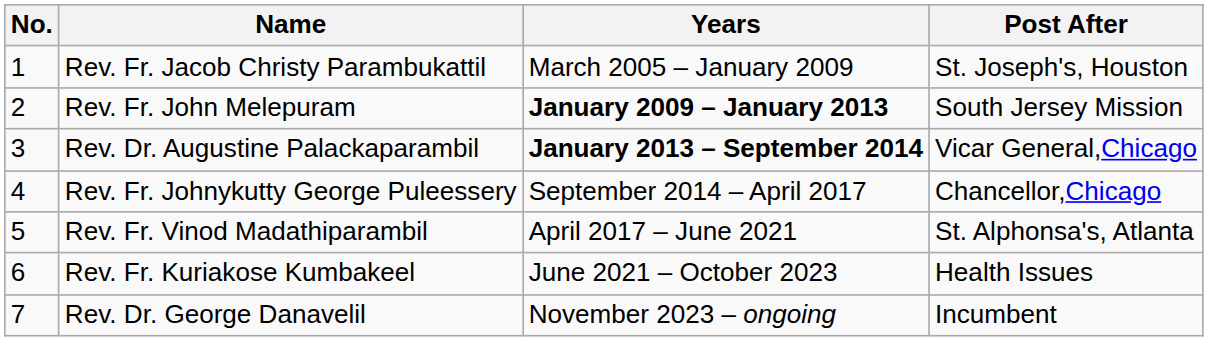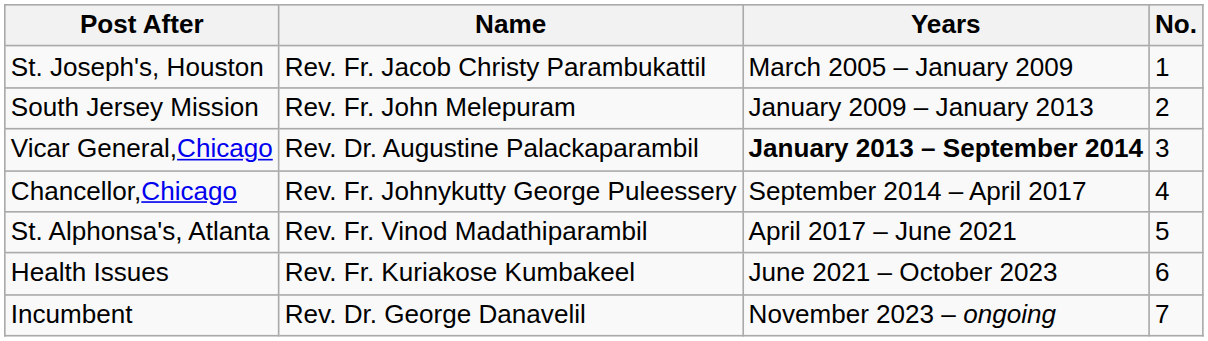columns swapped: (32, 25) <-> (1066, 25)
(708, 107) bold -> (921, 107) normal
